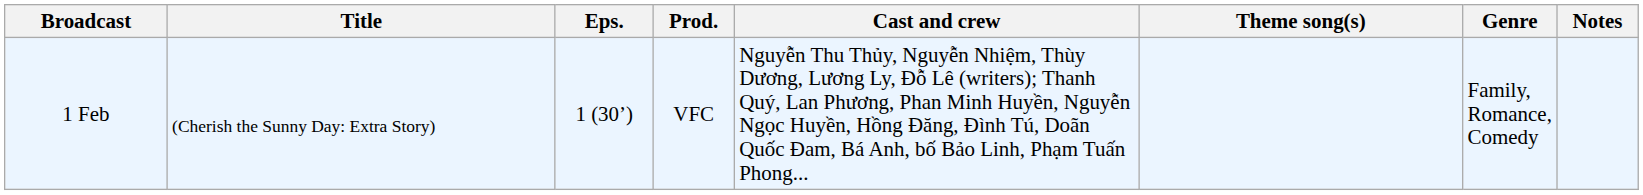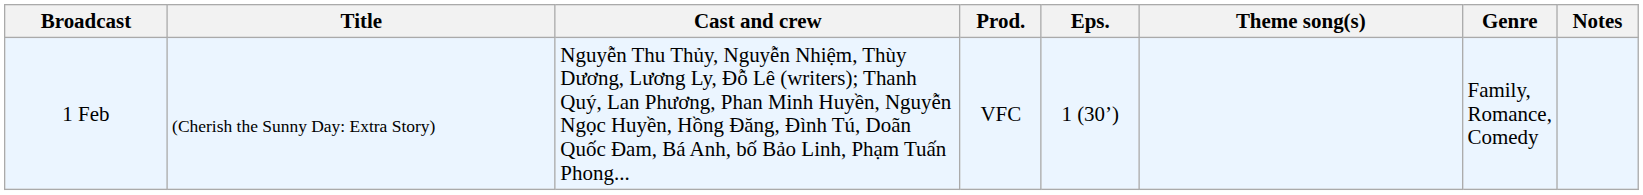columns swapped: (604, 21) <-> (937, 21)
